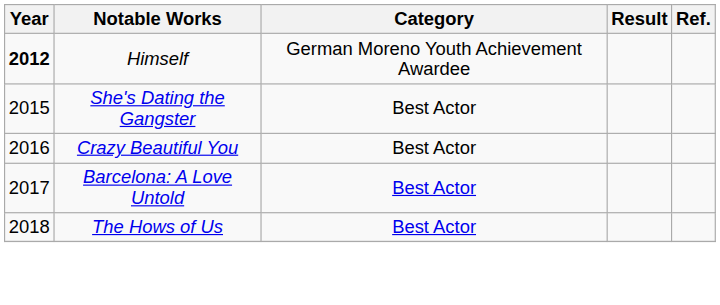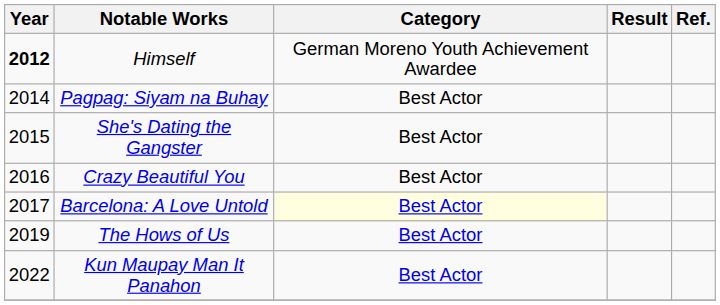+ row: (164, 98)
(434, 187) no background -> (441, 206) lightyellow background
(29, 227) 2018 -> (29, 235) 2019
+ row: (164, 275)
